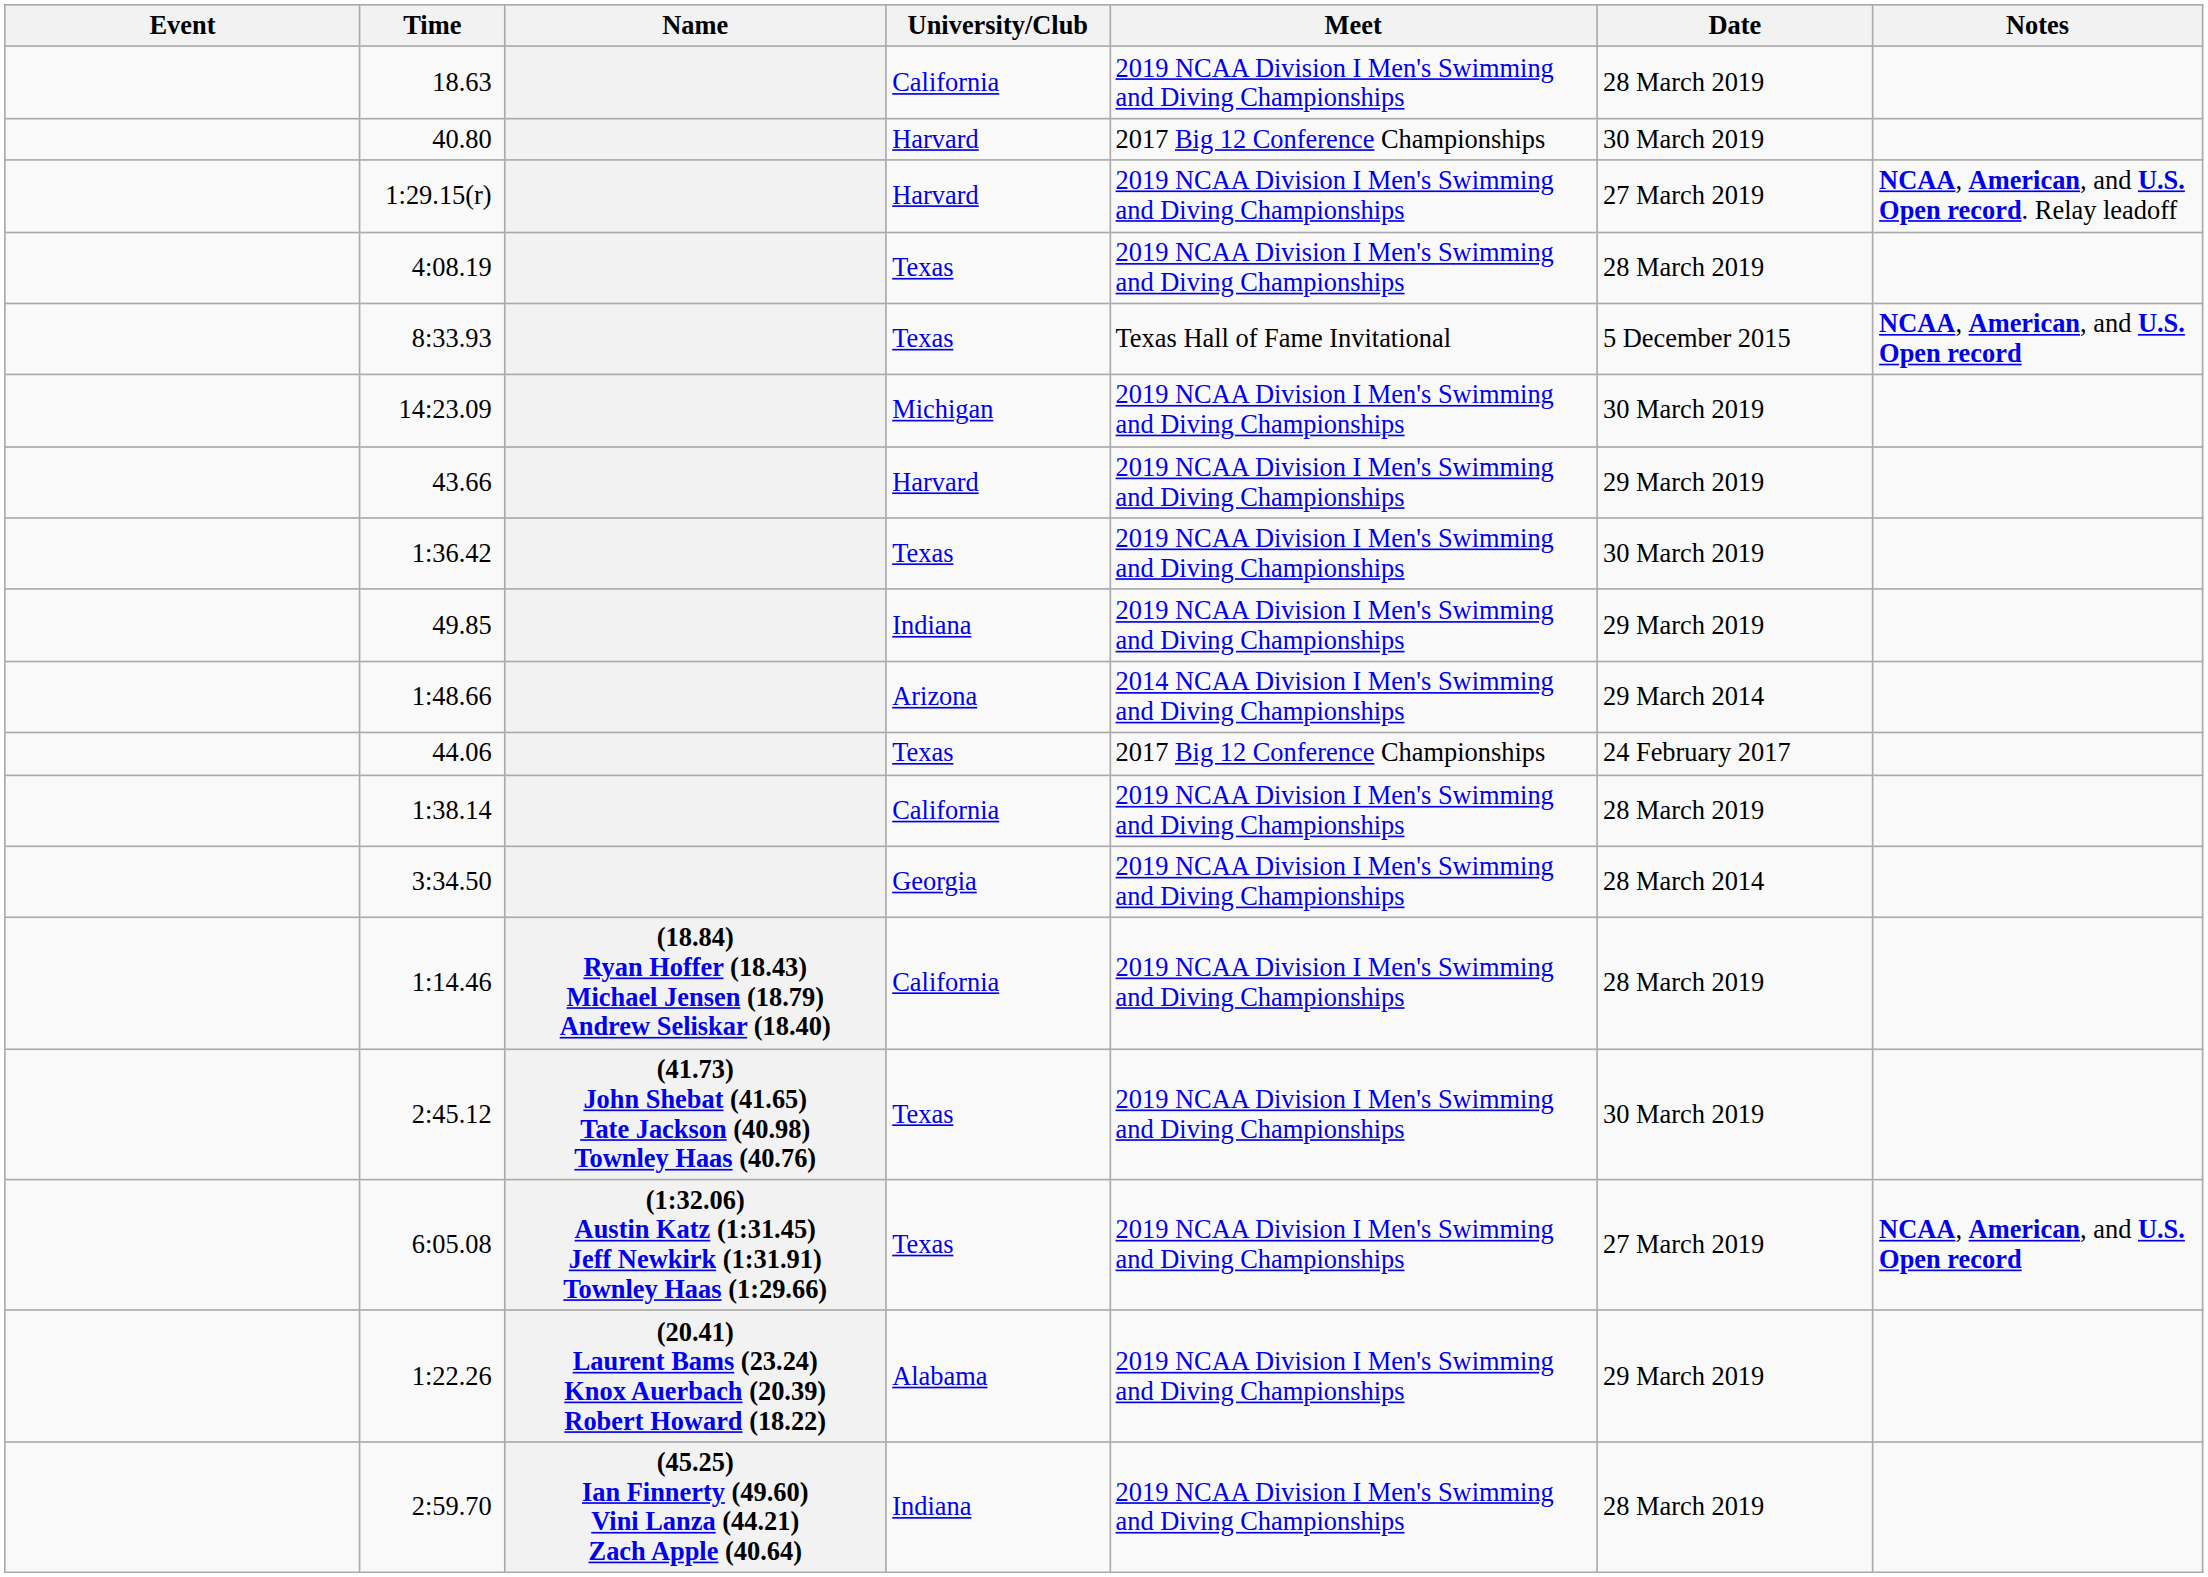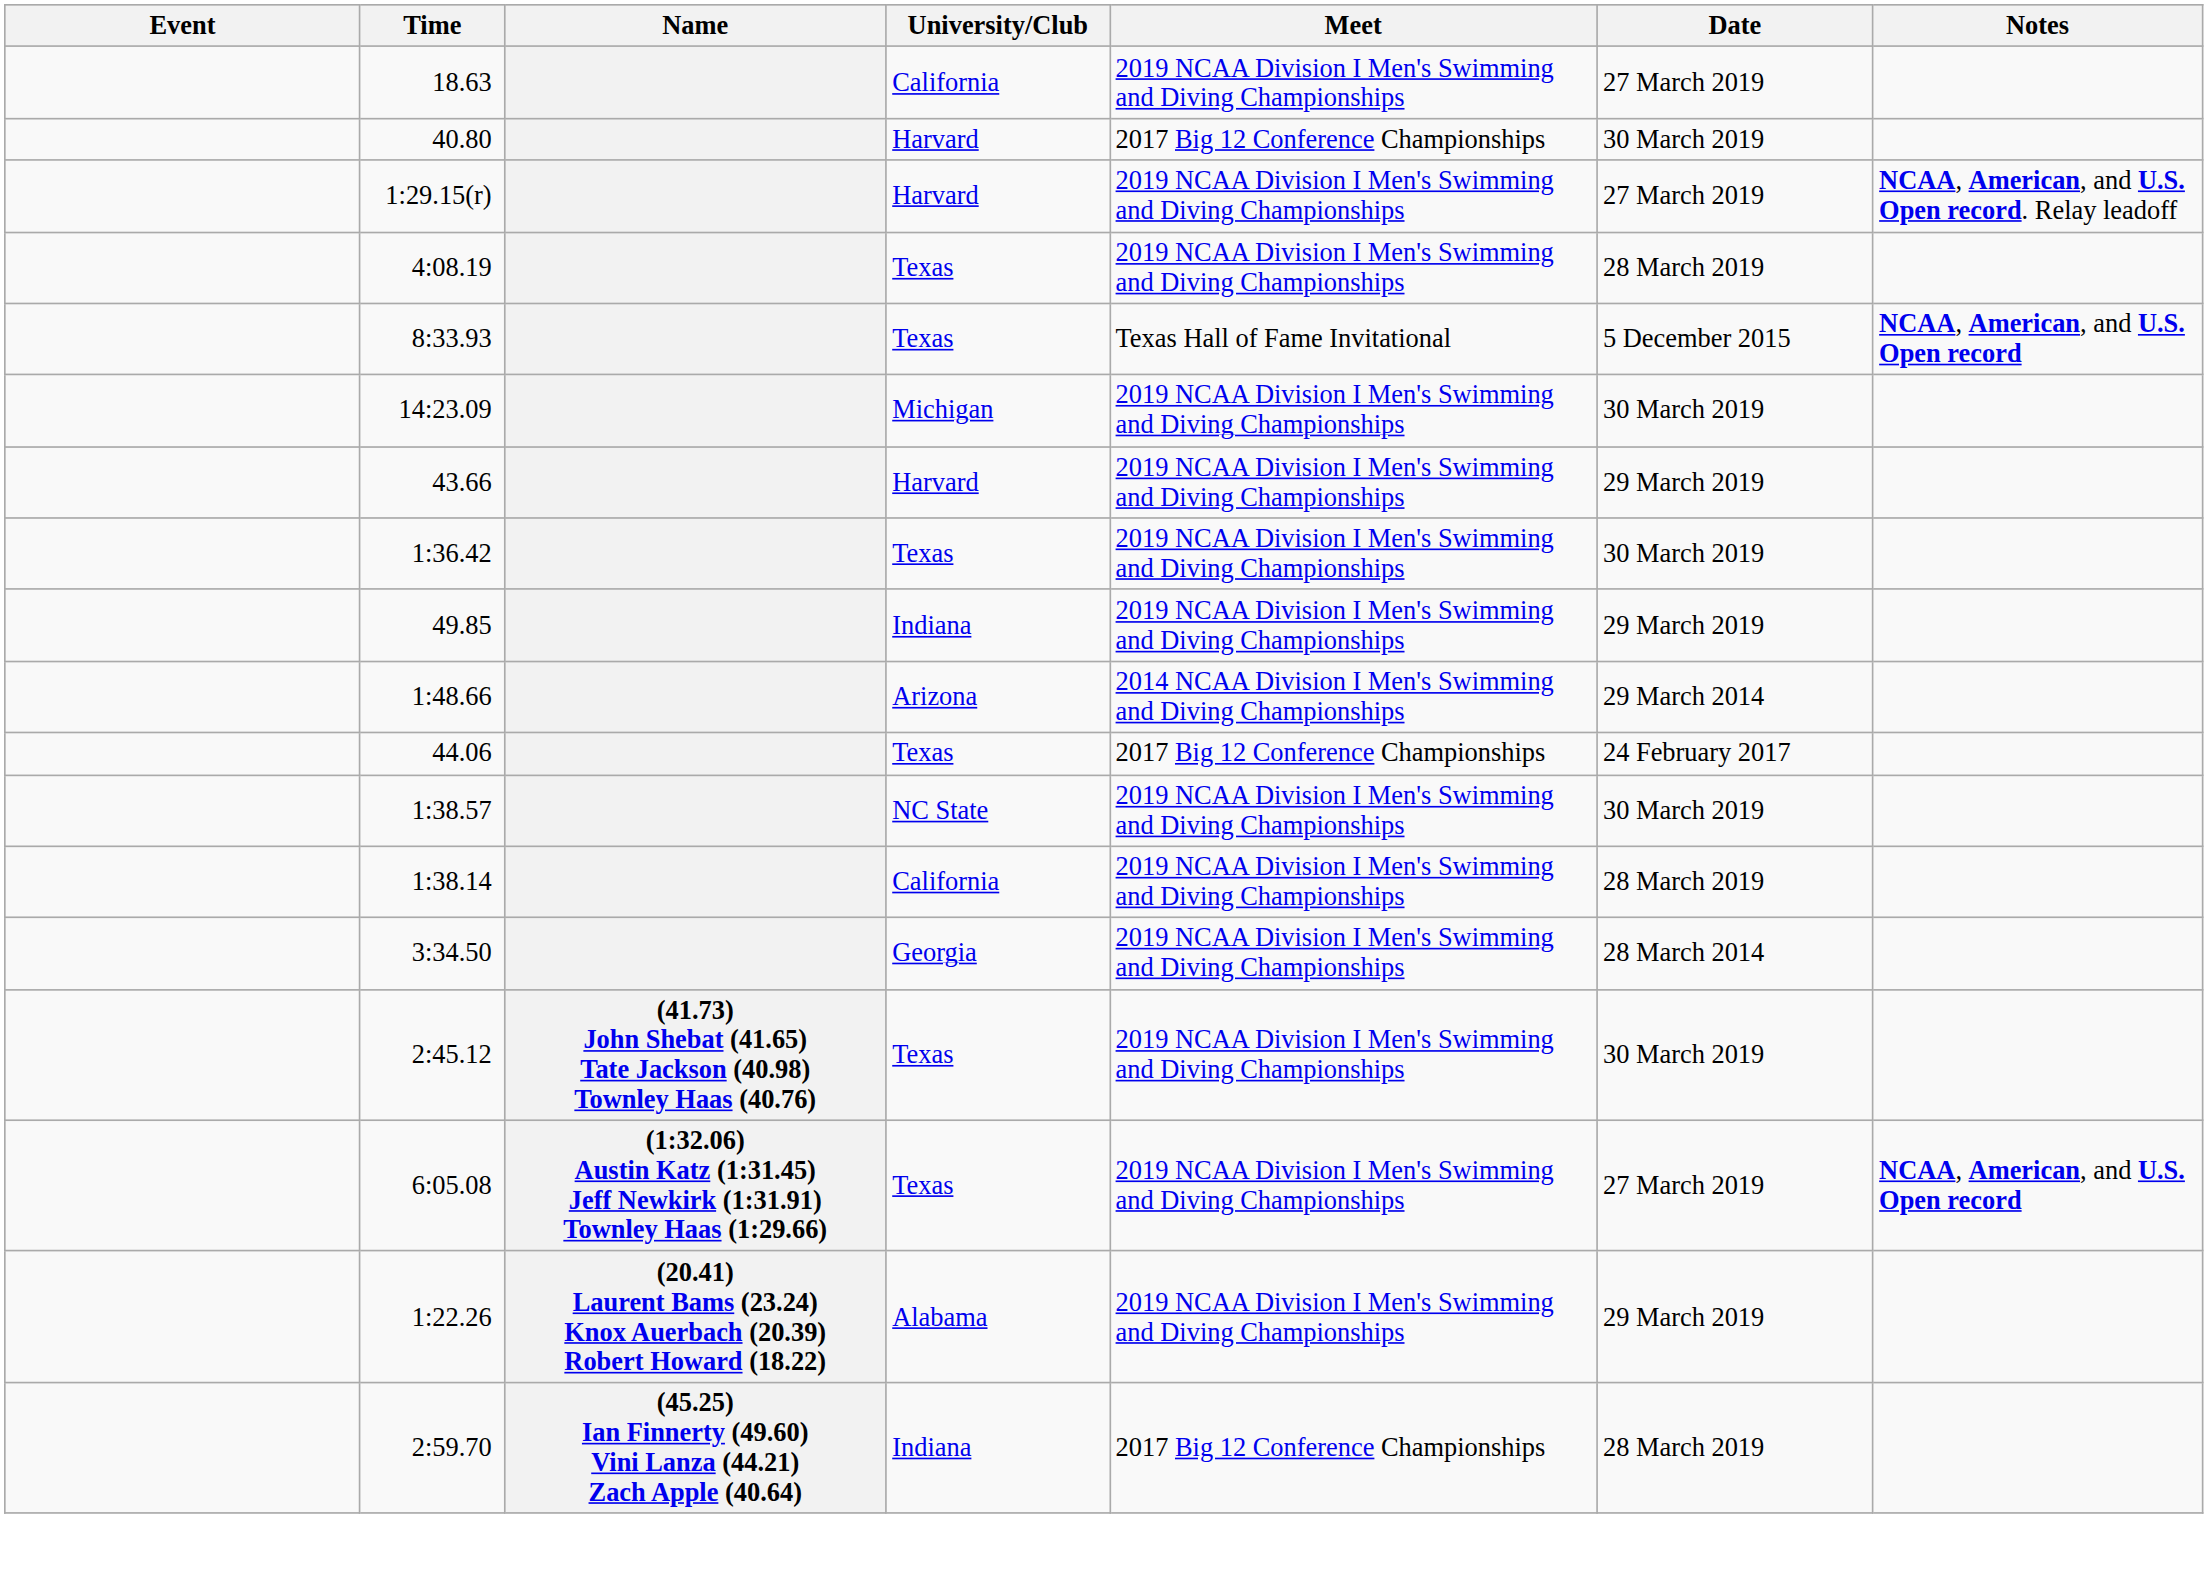(1684, 82) 28 March 2019 -> (1684, 82) 27 March 2019
+ row: (455, 810)
- row: (455, 982)
(1335, 1506) 2019 NCAA Division I Men's Swimming and Diving Championships -> (1330, 1447) 2017 Big 12 Conference Championships
